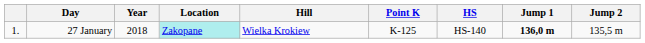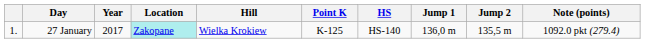+ column: (581, 13)
(137, 30) 2018 -> (113, 30) 2017
(537, 30) bold -> (439, 30) normal
